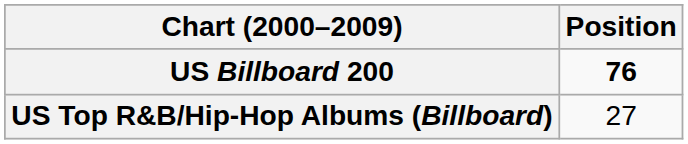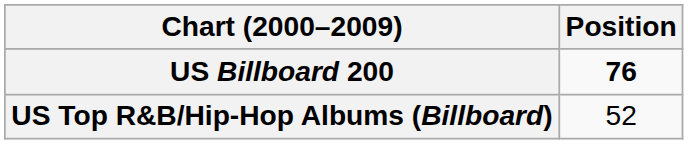(621, 116) 27 -> (621, 116) 52
